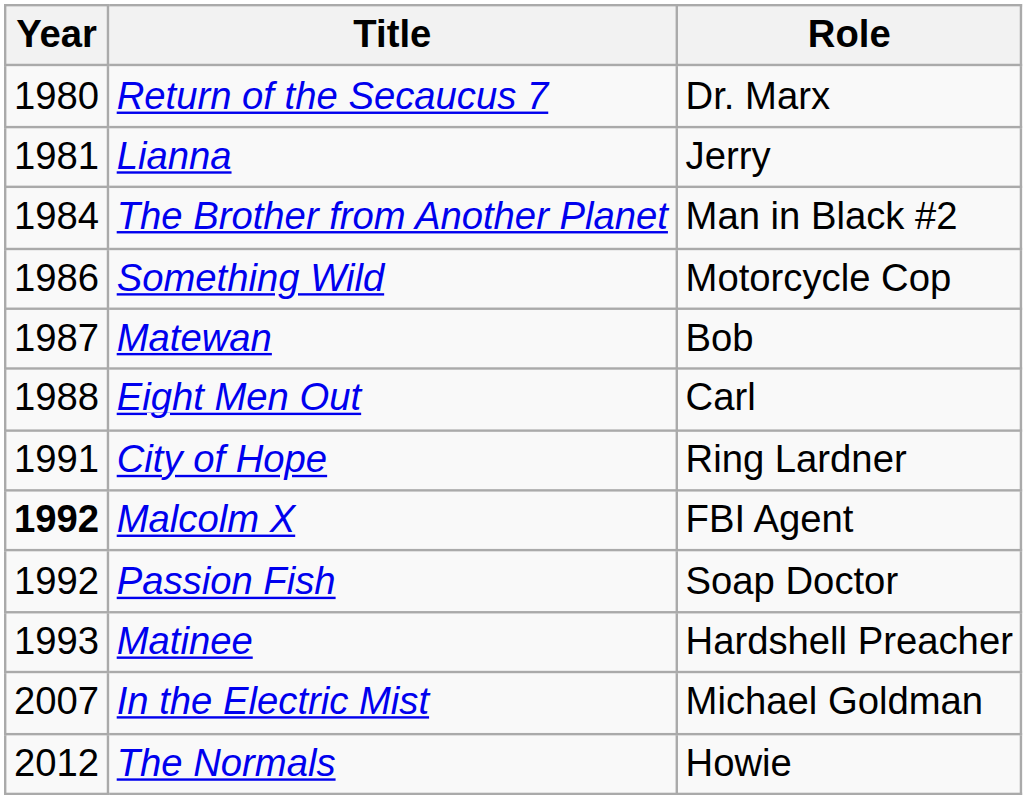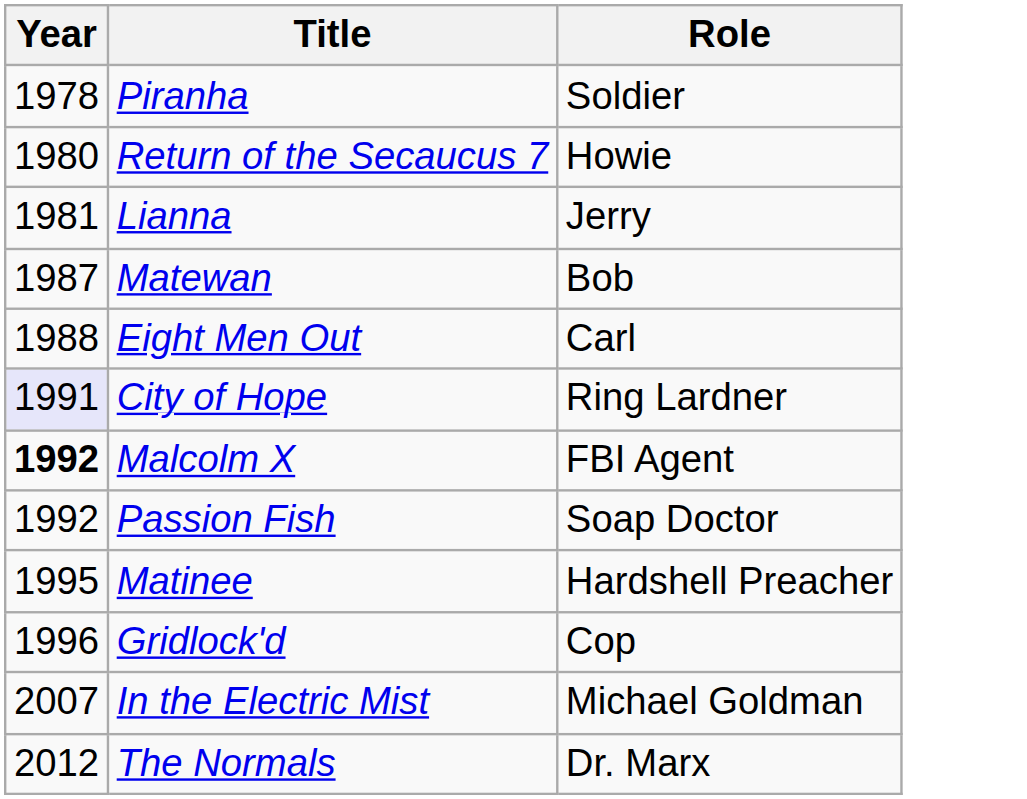+ row: (183, 95)
(758, 95) Dr. Marx -> (619, 156) Howie
- row: (392, 216)
- row: (250, 277)
(57, 459) no background -> (57, 398) lavender background
(57, 641) 1993 -> (57, 580) 1995
+ row: (201, 641)
(739, 762) Howie -> (638, 762) Dr. Marx
